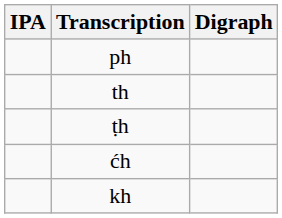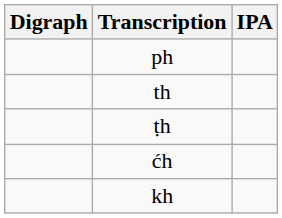columns swapped: (234, 21) <-> (28, 21)
